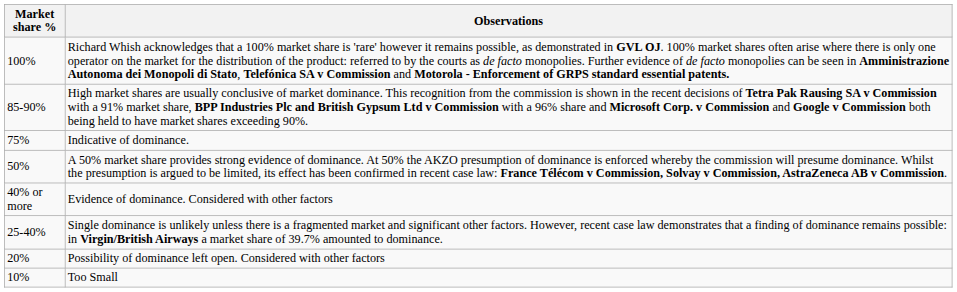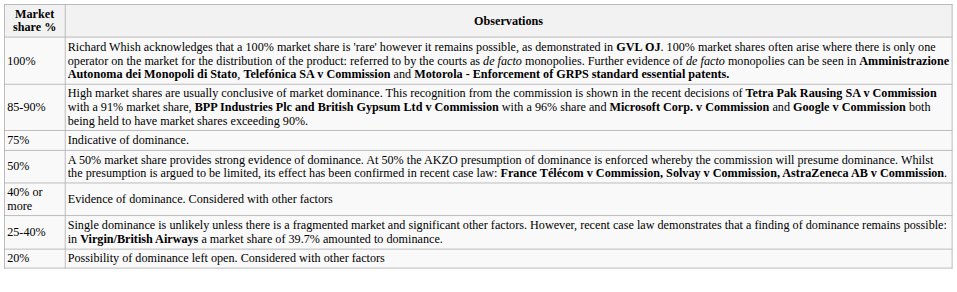- row: (93, 277)
